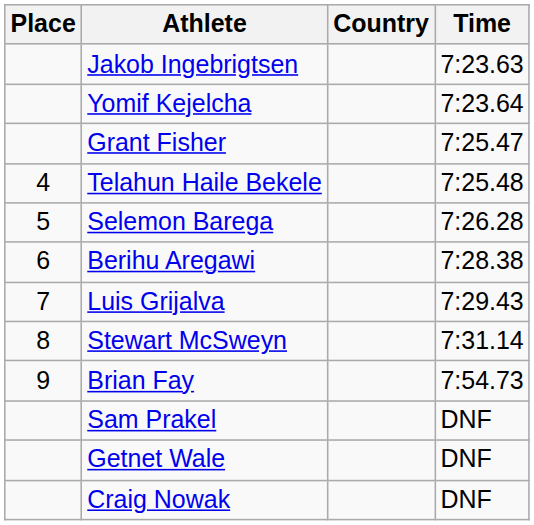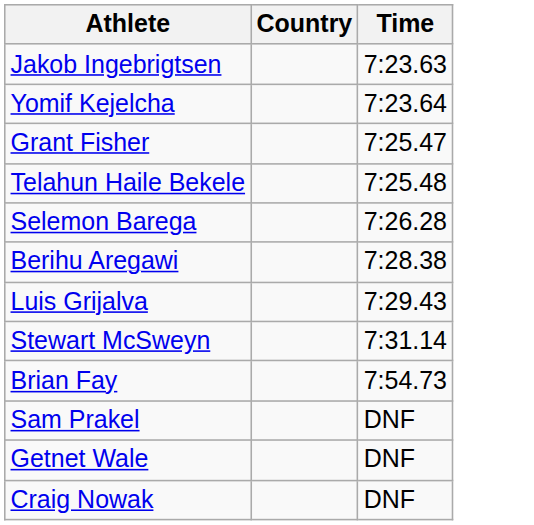- column: (43, 24)
